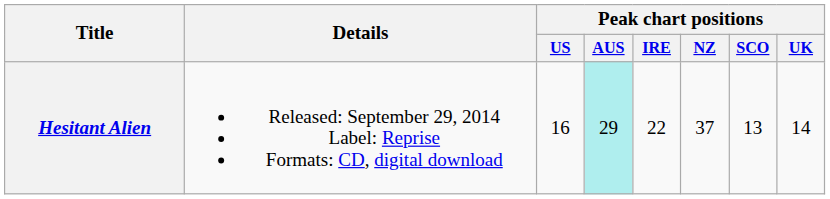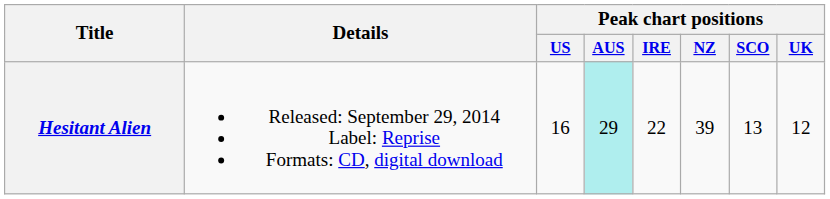(705, 127) 37 -> (705, 127) 39
(801, 127) 14 -> (801, 127) 12
